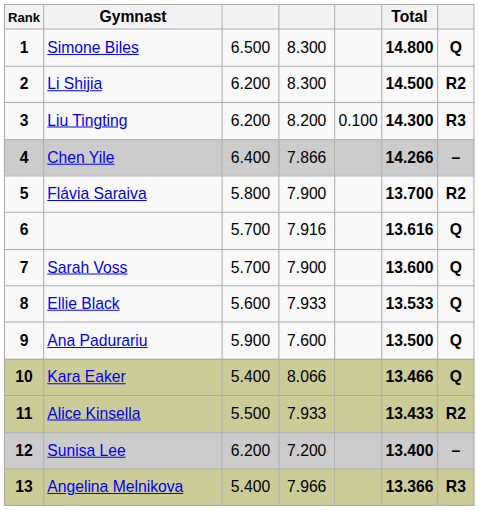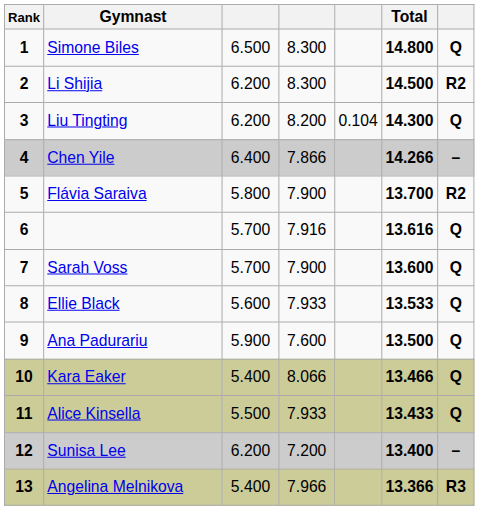(358, 120) 0.100 -> (358, 120) 0.104
(456, 120) R3 -> (456, 120) Q
(456, 413) R2 -> (456, 413) Q
